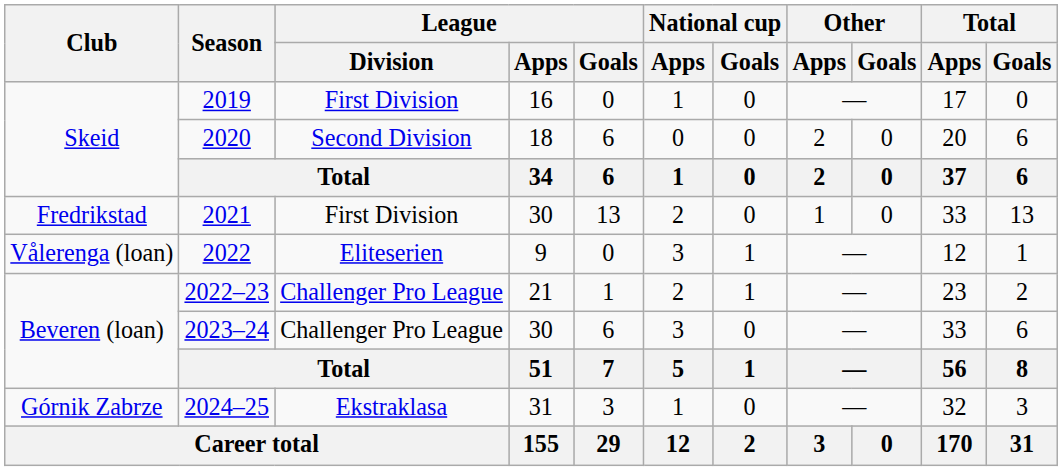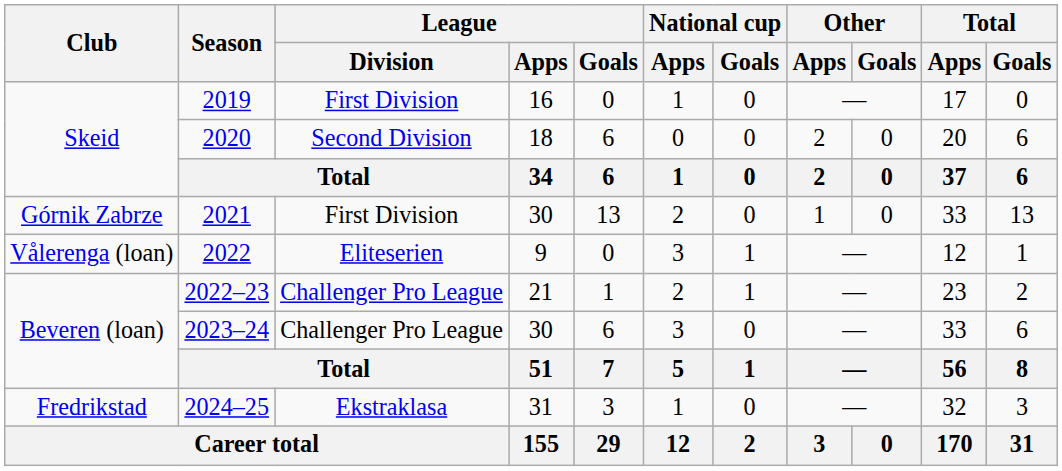(92, 215) Fredrikstad -> (92, 215) Górnik Zabrze
(92, 406) Górnik Zabrze -> (92, 406) Fredrikstad
